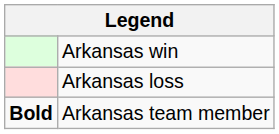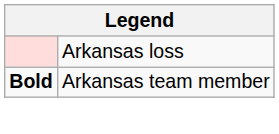- row: (120, 51)
